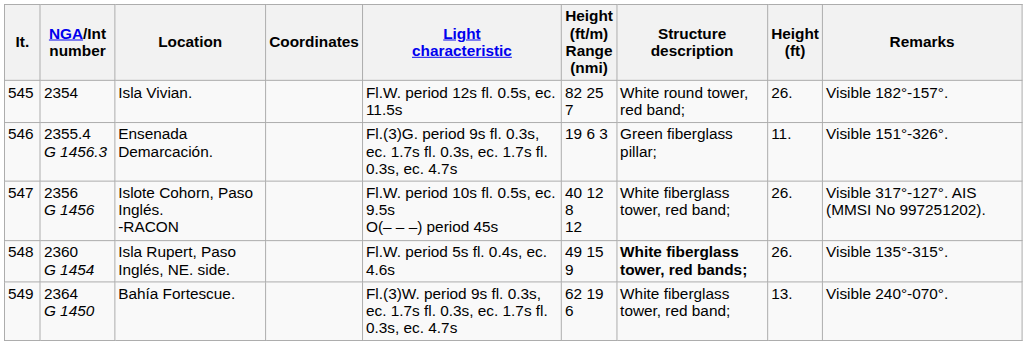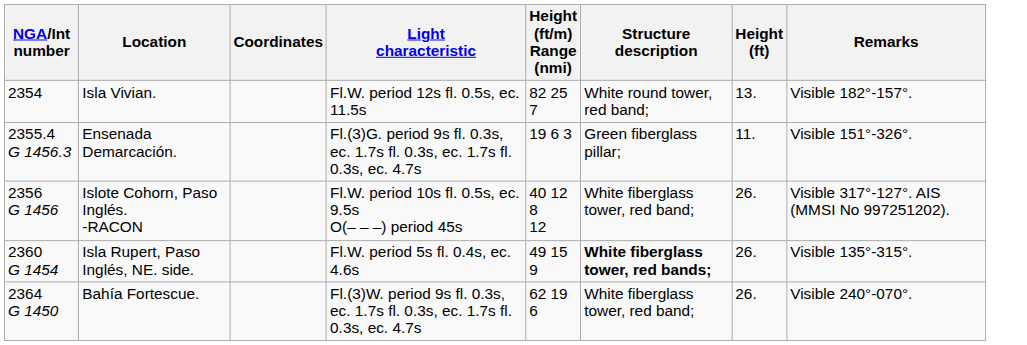- column: (22, 42)
(782, 92) 26. -> (746, 92) 13.
(782, 294) 13. -> (746, 294) 26.
